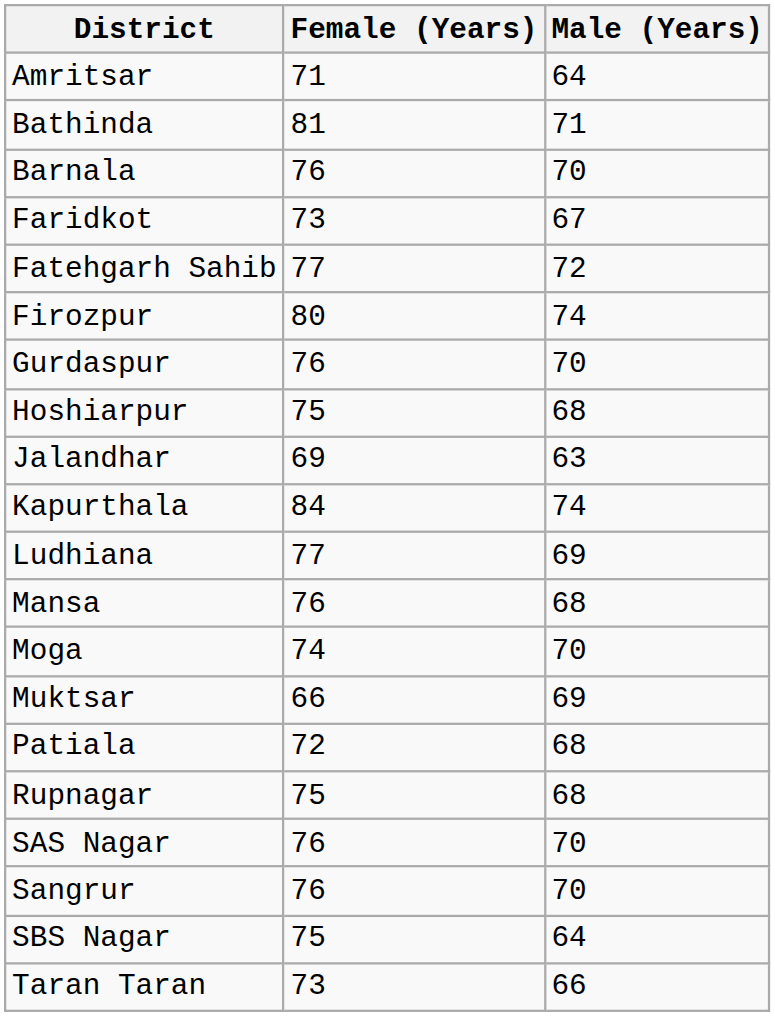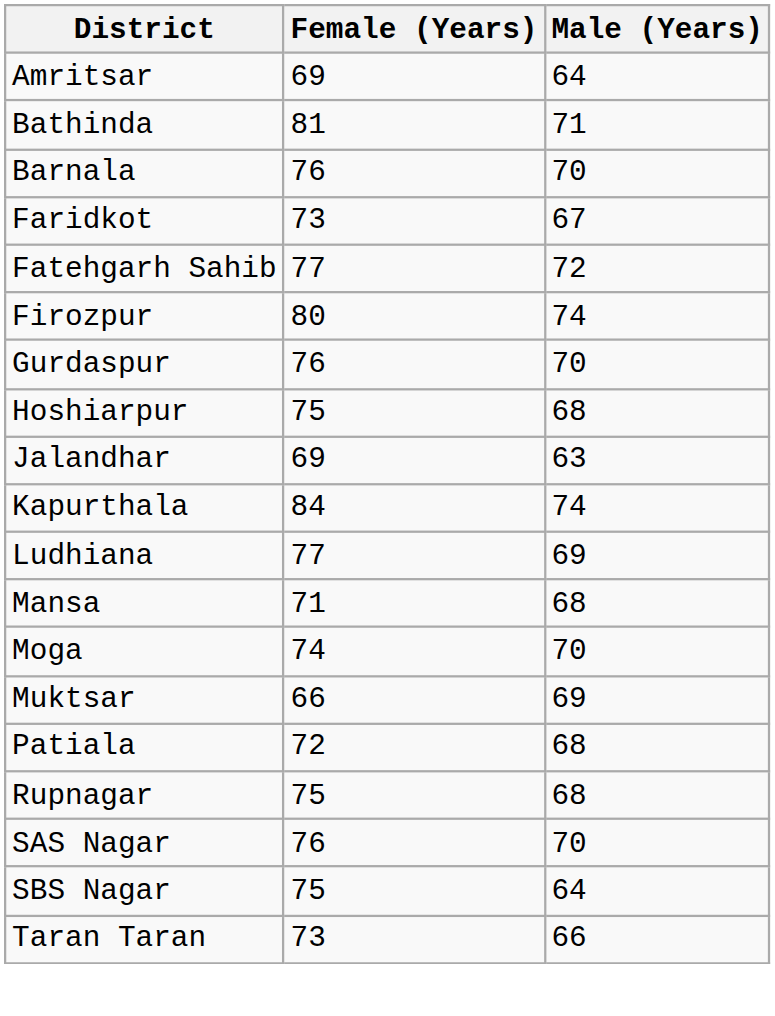(308, 77) 71 -> (308, 77) 69
(308, 604) 76 -> (308, 604) 71
- row: (74, 891)
